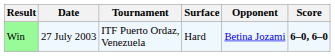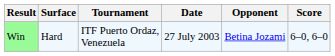columns swapped: (69, 12) <-> (202, 12)
(309, 36) bold -> (309, 36) normal
